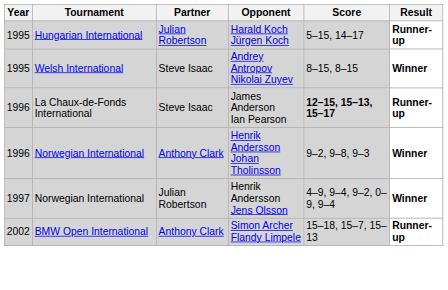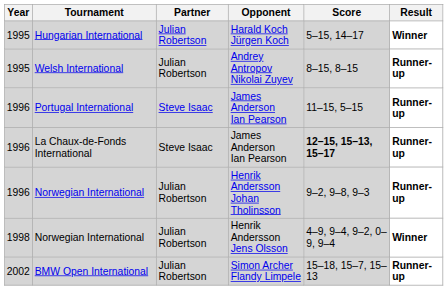(412, 35) Runner-up -> (410, 35) Winner
(186, 69) Steve Isaac -> (182, 69) Julian Robertson
(410, 69) Winner -> (412, 69) Runner-up
+ row: (84, 108)
(191, 153) Anthony Clark -> (182, 193) Julian Robertson
(410, 153) Winner -> (412, 193) Runner-up
(18, 199) 1997 -> (18, 238) 1998
(191, 232) Anthony Clark -> (182, 272) Julian Robertson
